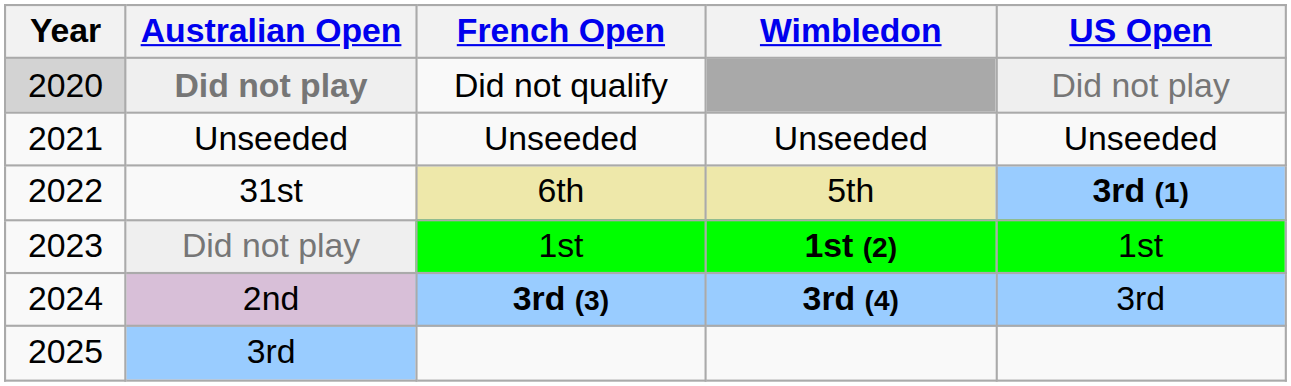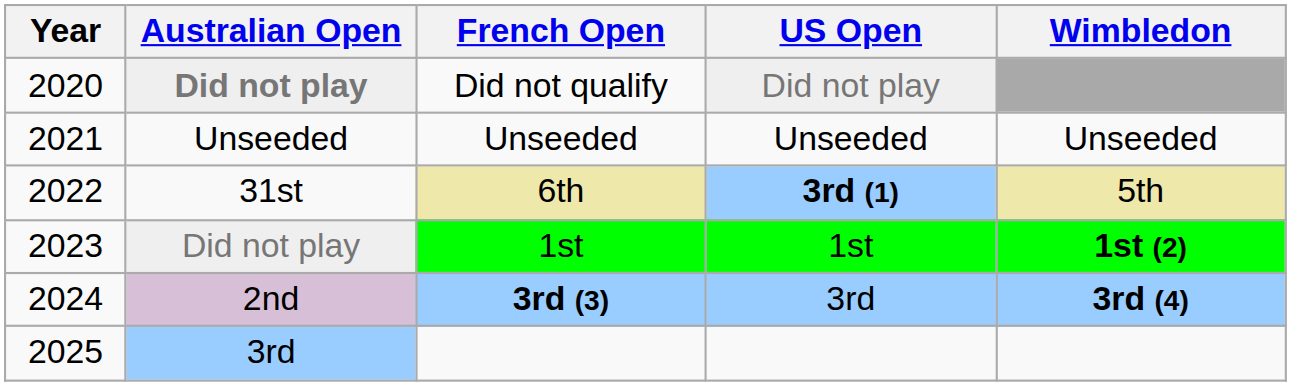columns swapped: (851, 31) <-> (1141, 31)
(66, 84) lightgrey background -> (66, 84) no background
